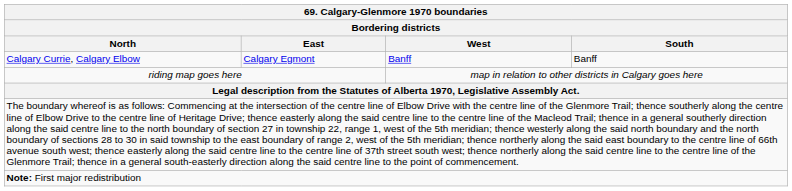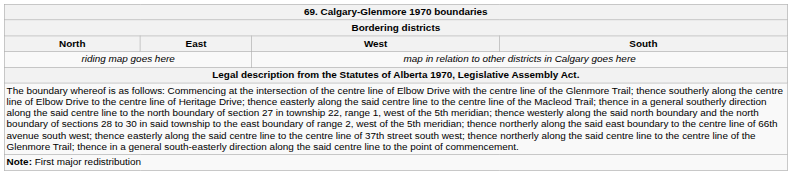- row: (73, 59)
